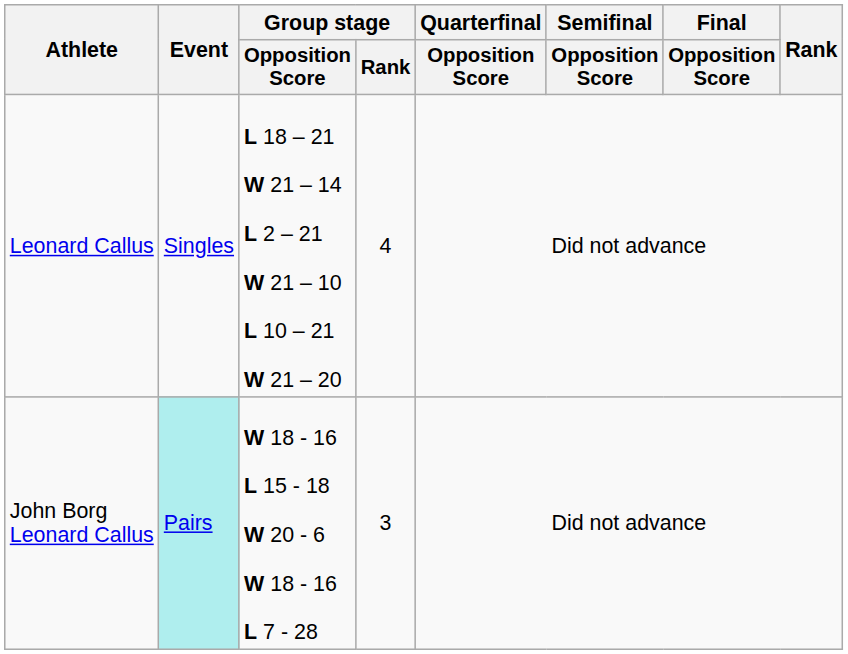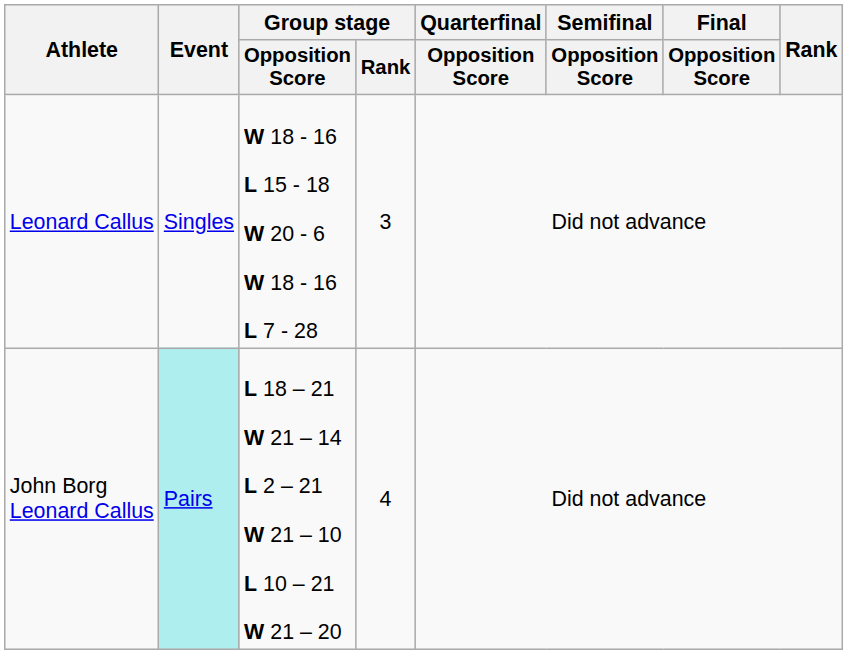(293, 258) L 18 – 21 W 21 – 14 L 2 – 21 W 21 – 10 L 10 – 21 W 21 – 20 -> (290, 233) W 18 - 16 L 15 - 18 W 20 - 6 W 18 - 16 L 7 - 28
(385, 245) 4 -> (385, 221) 3
(290, 535) W 18 - 16 L 15 - 18 W 20 - 6 W 18 - 16 L 7 - 28 -> (293, 511) L 18 – 21 W 21 – 14 L 2 – 21 W 21 – 10 L 10 – 21 W 21 – 20
(385, 523) 3 -> (385, 499) 4
